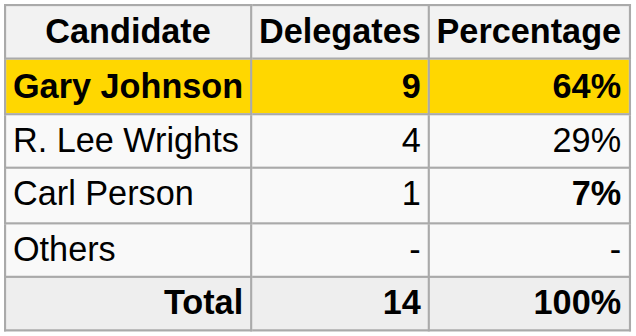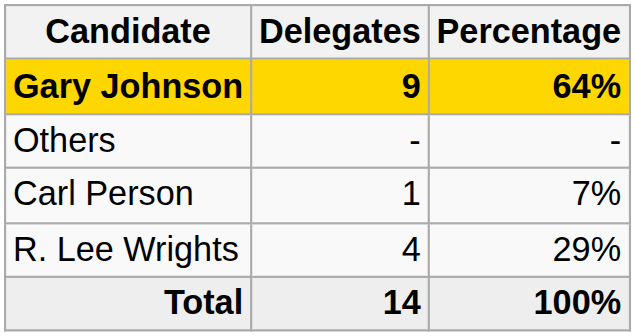rows swapped: (126, 140) <-> (64, 248)
(596, 194) bold -> (596, 194) normal
